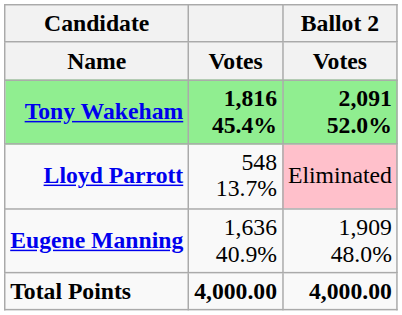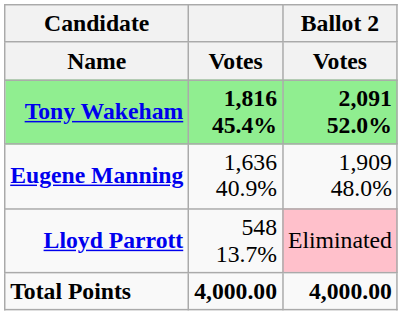rows swapped: (97, 240) <-> (113, 175)
